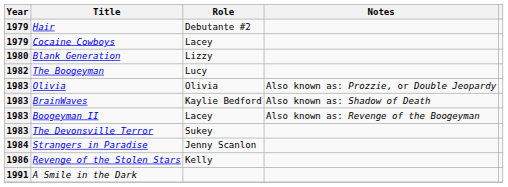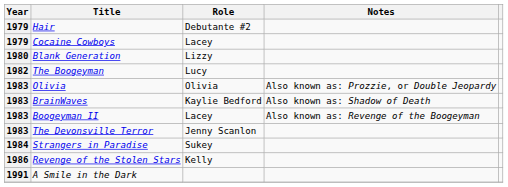(199, 130) Sukey -> (221, 130) Jenny Scanlon
(221, 145) Jenny Scanlon -> (199, 145) Sukey
